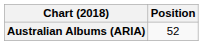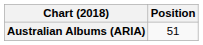(173, 31) 52 -> (173, 31) 51
